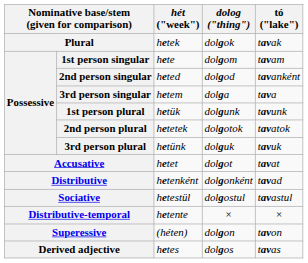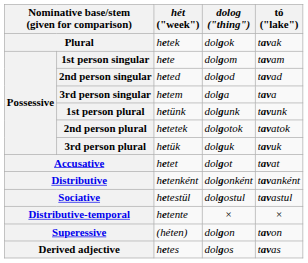(279, 77) tavanként -> (270, 77) tavad
(168, 111) hetük -> (171, 111) hetünk
(171, 146) hetünk -> (168, 146) hetük
(270, 180) tavad -> (279, 180) tavanként
